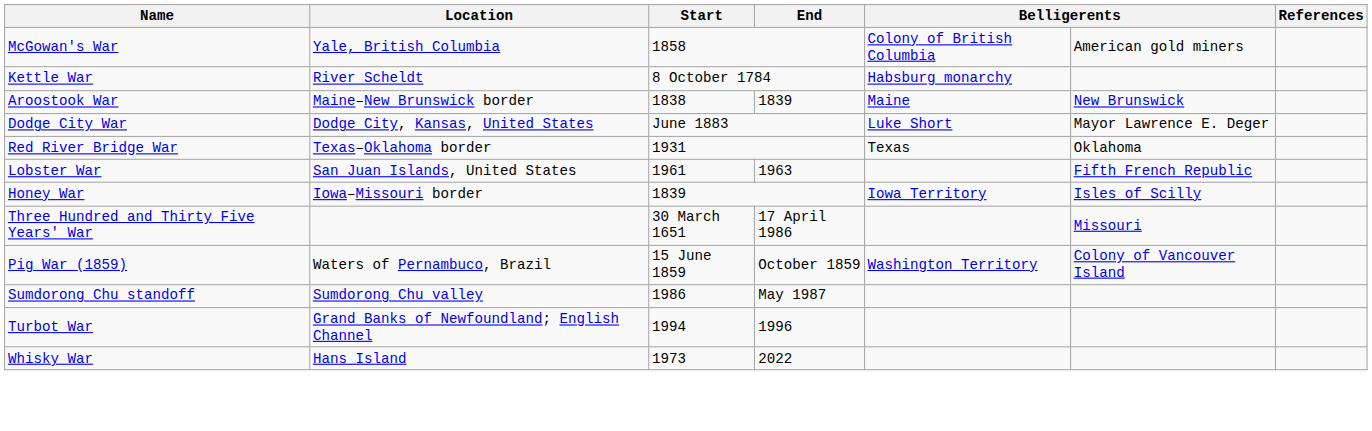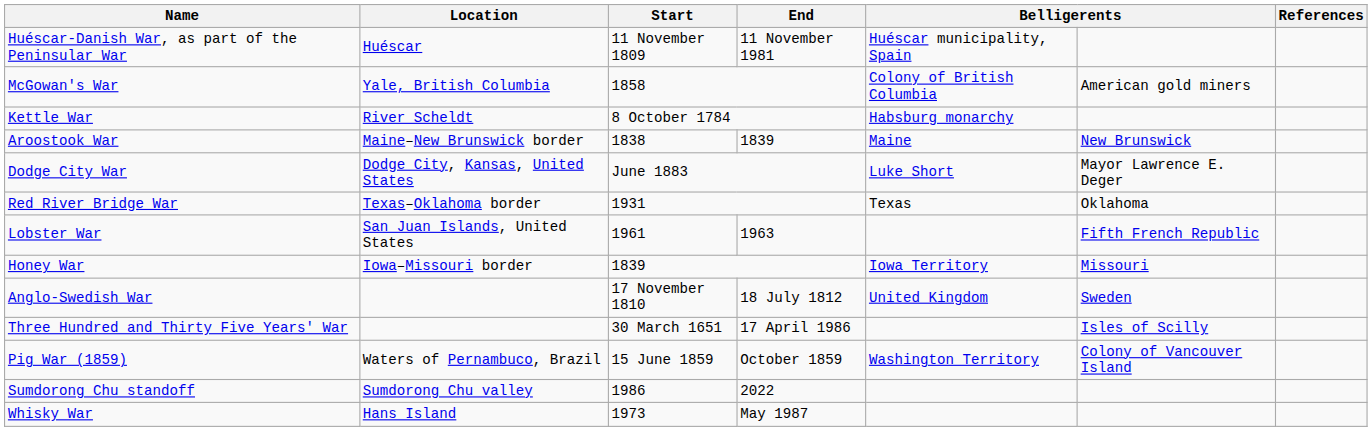+ row: (152, 47)
(1137, 194) Isles of Scilly -> (1115, 266) Missouri
+ row: (80, 298)
(1108, 225) Missouri -> (1144, 329) Isles of Scilly
(792, 296) May 1987 -> (757, 391) 2022
- row: (50, 327)
(775, 359) 2022 -> (774, 414) May 1987
